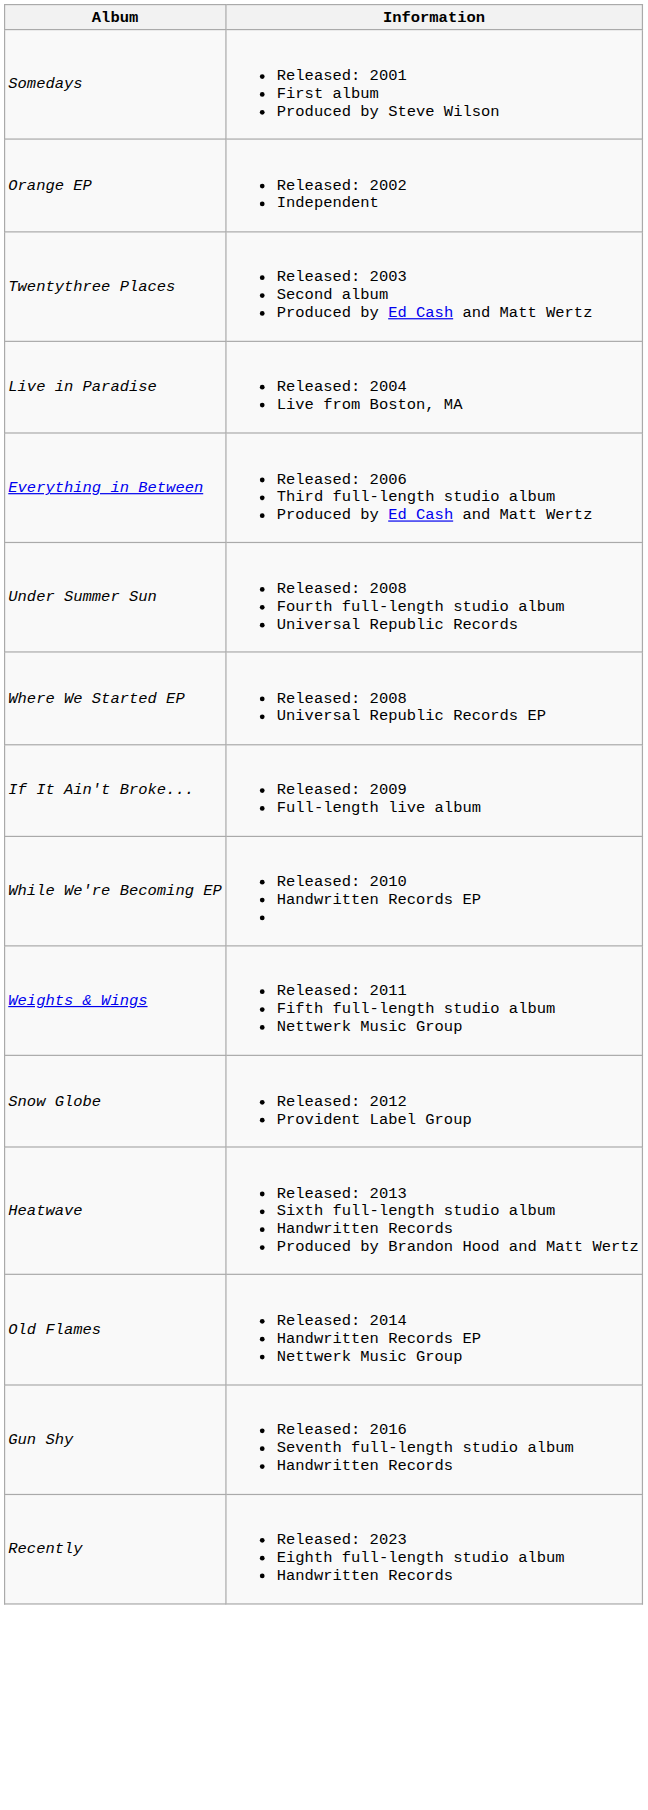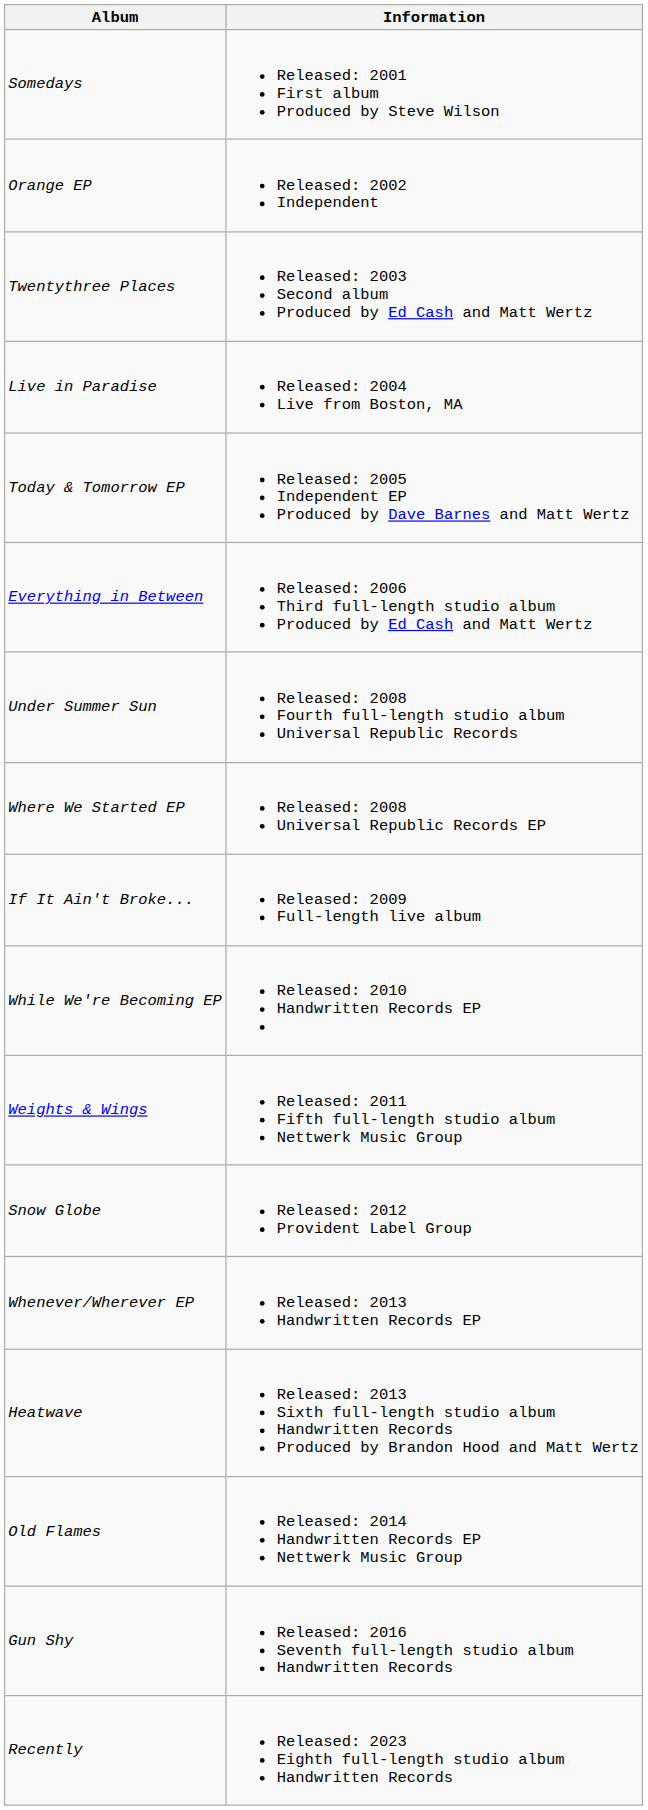+ row: (96, 488)
+ row: (101, 1303)
